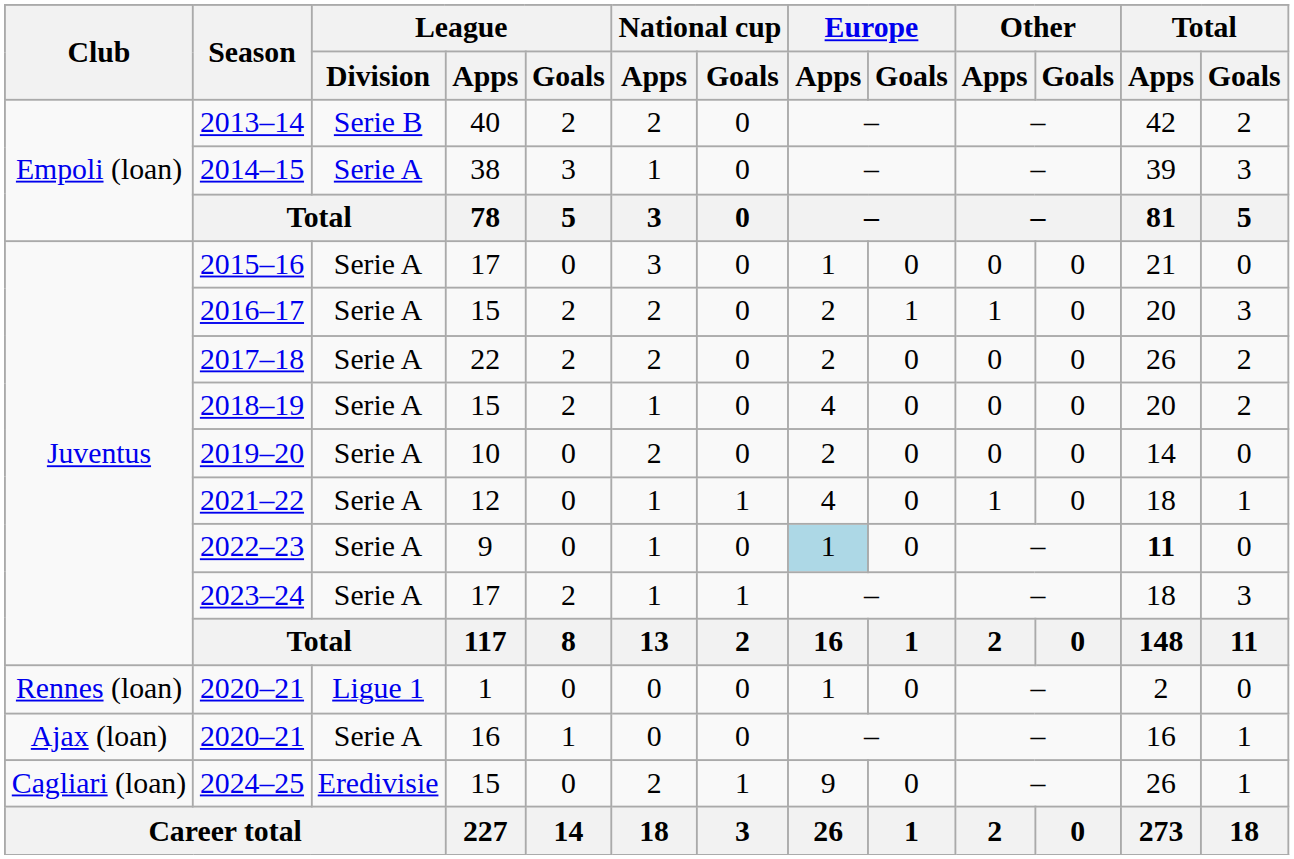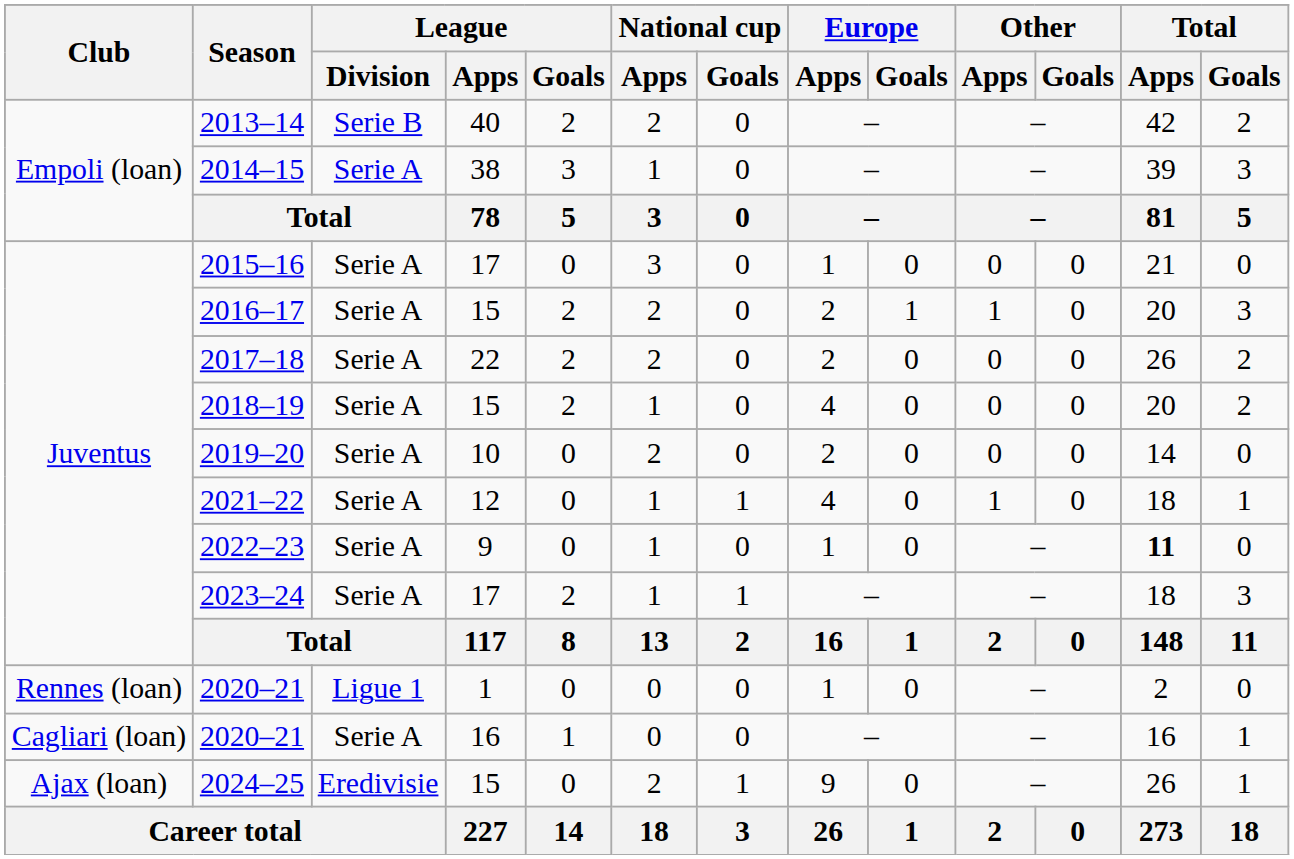(828, 547) lightblue background -> (828, 547) no background
(99, 736) Ajax (loan) -> (99, 736) Cagliari (loan)
(99, 783) Cagliari (loan) -> (99, 783) Ajax (loan)
